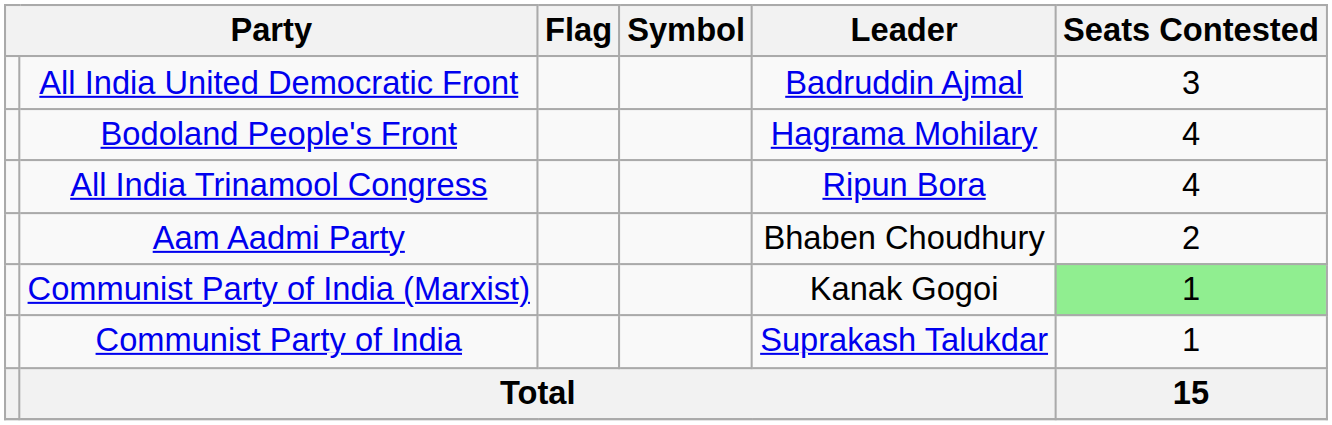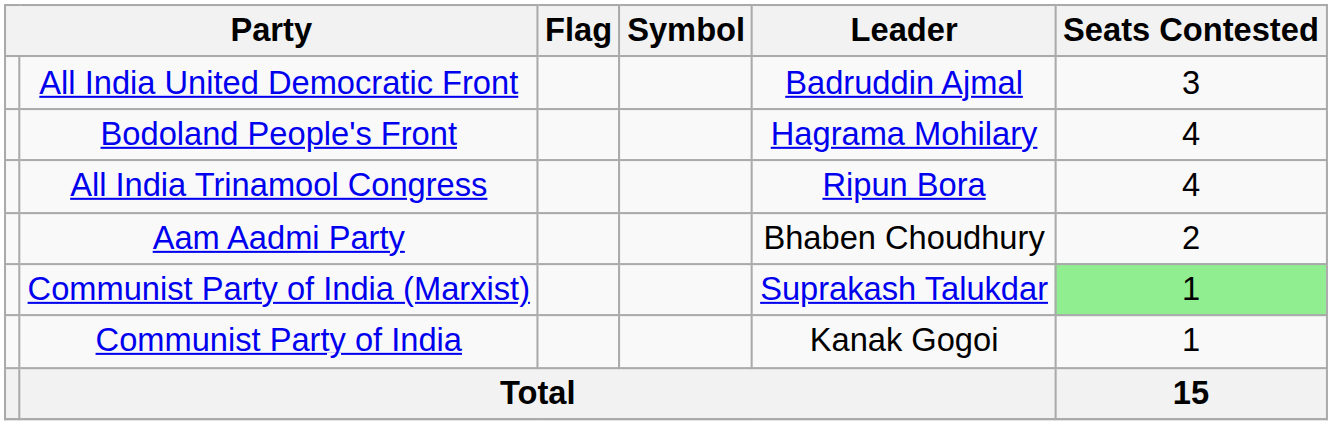(904, 289) Kanak Gogoi -> (904, 289) Suprakash Talukdar
(904, 340) Suprakash Talukdar -> (904, 340) Kanak Gogoi
